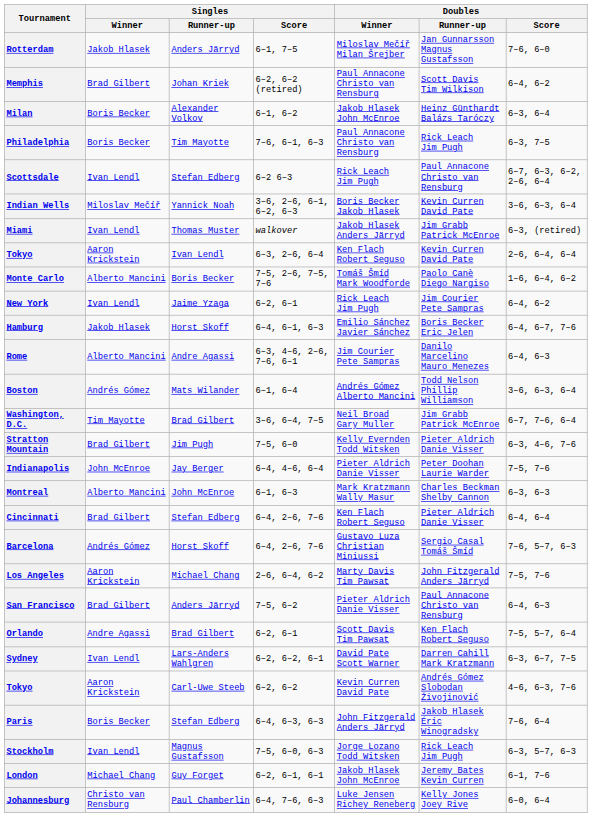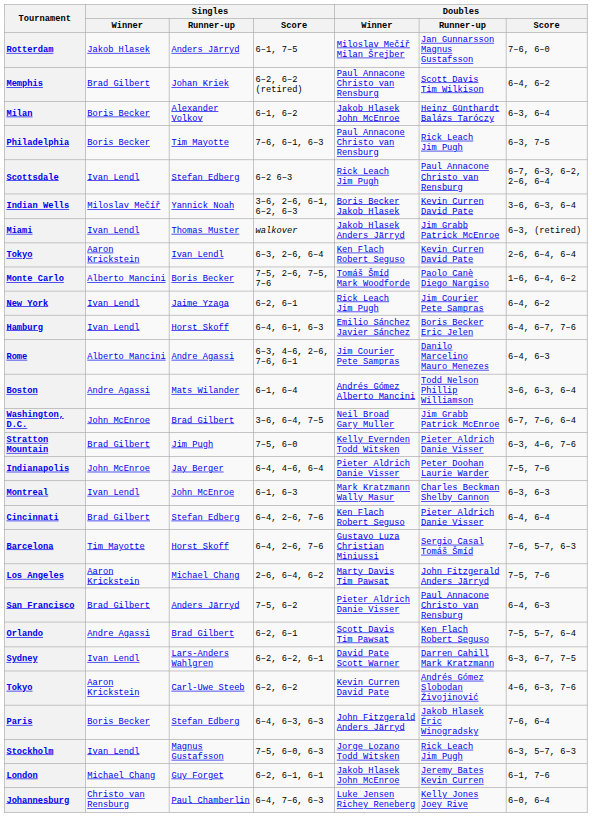(119, 328) Jakob Hlasek -> (113, 328) Ivan Lendl
(119, 391) Andrés Gómez -> (119, 391) Andre Agassi
(116, 420) Tim Mayotte -> (119, 420) John McEnroe
(126, 493) Alberto Mancini -> (113, 493) Ivan Lendl
(119, 547) Andrés Gómez -> (116, 547) Tim Mayotte
